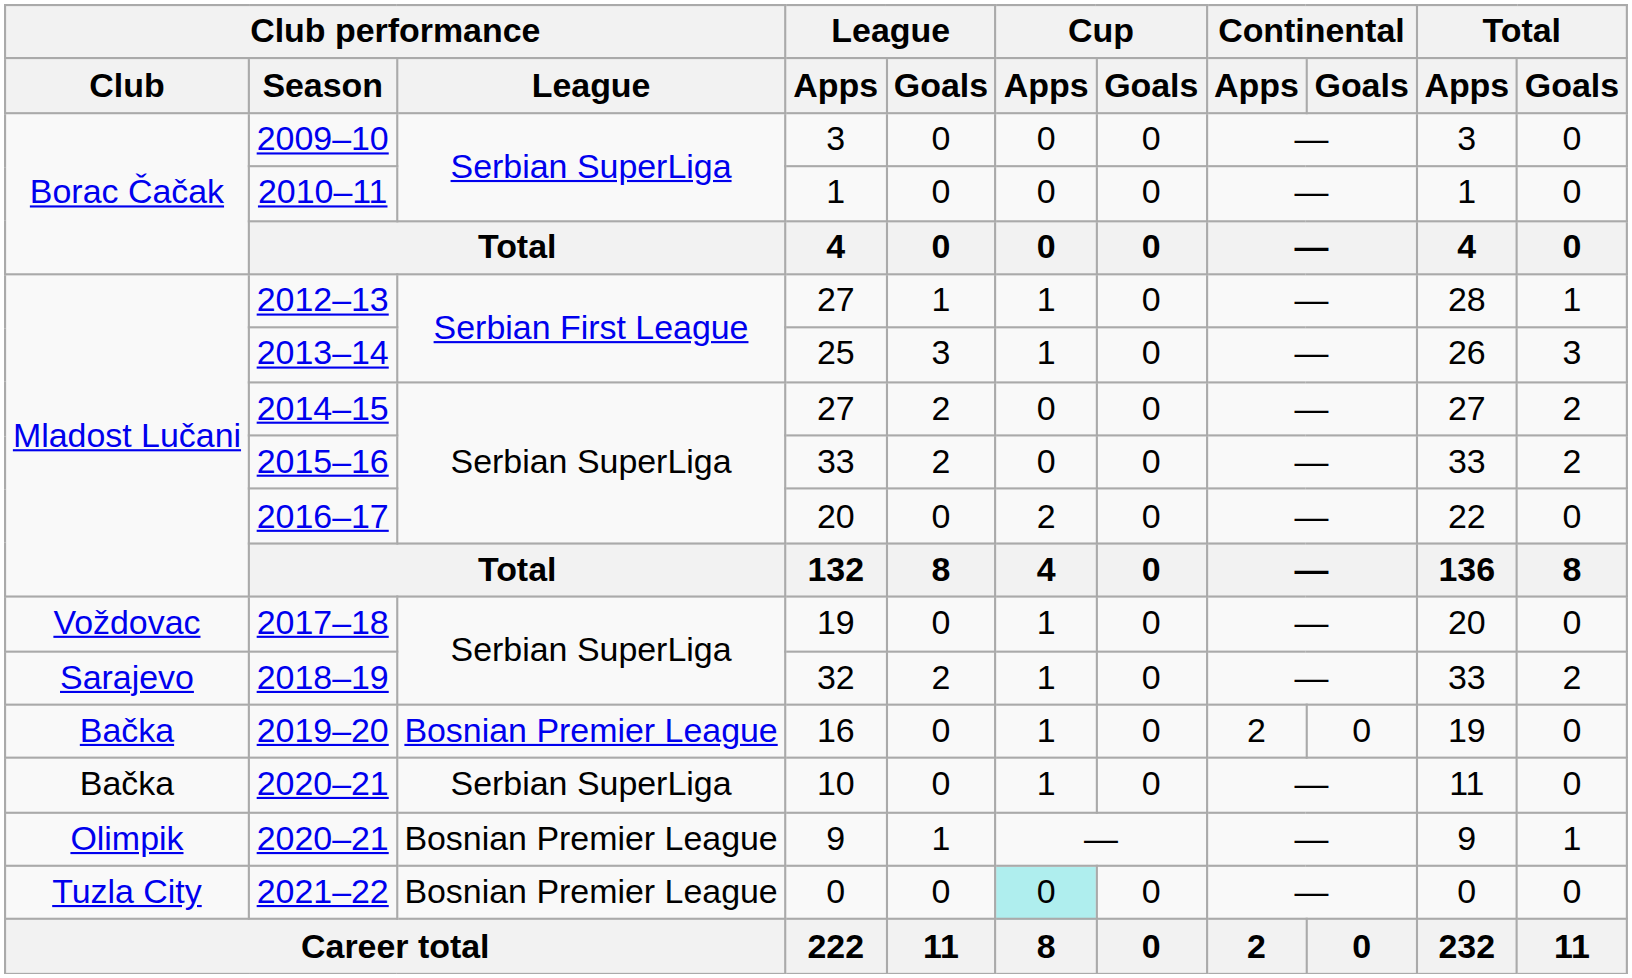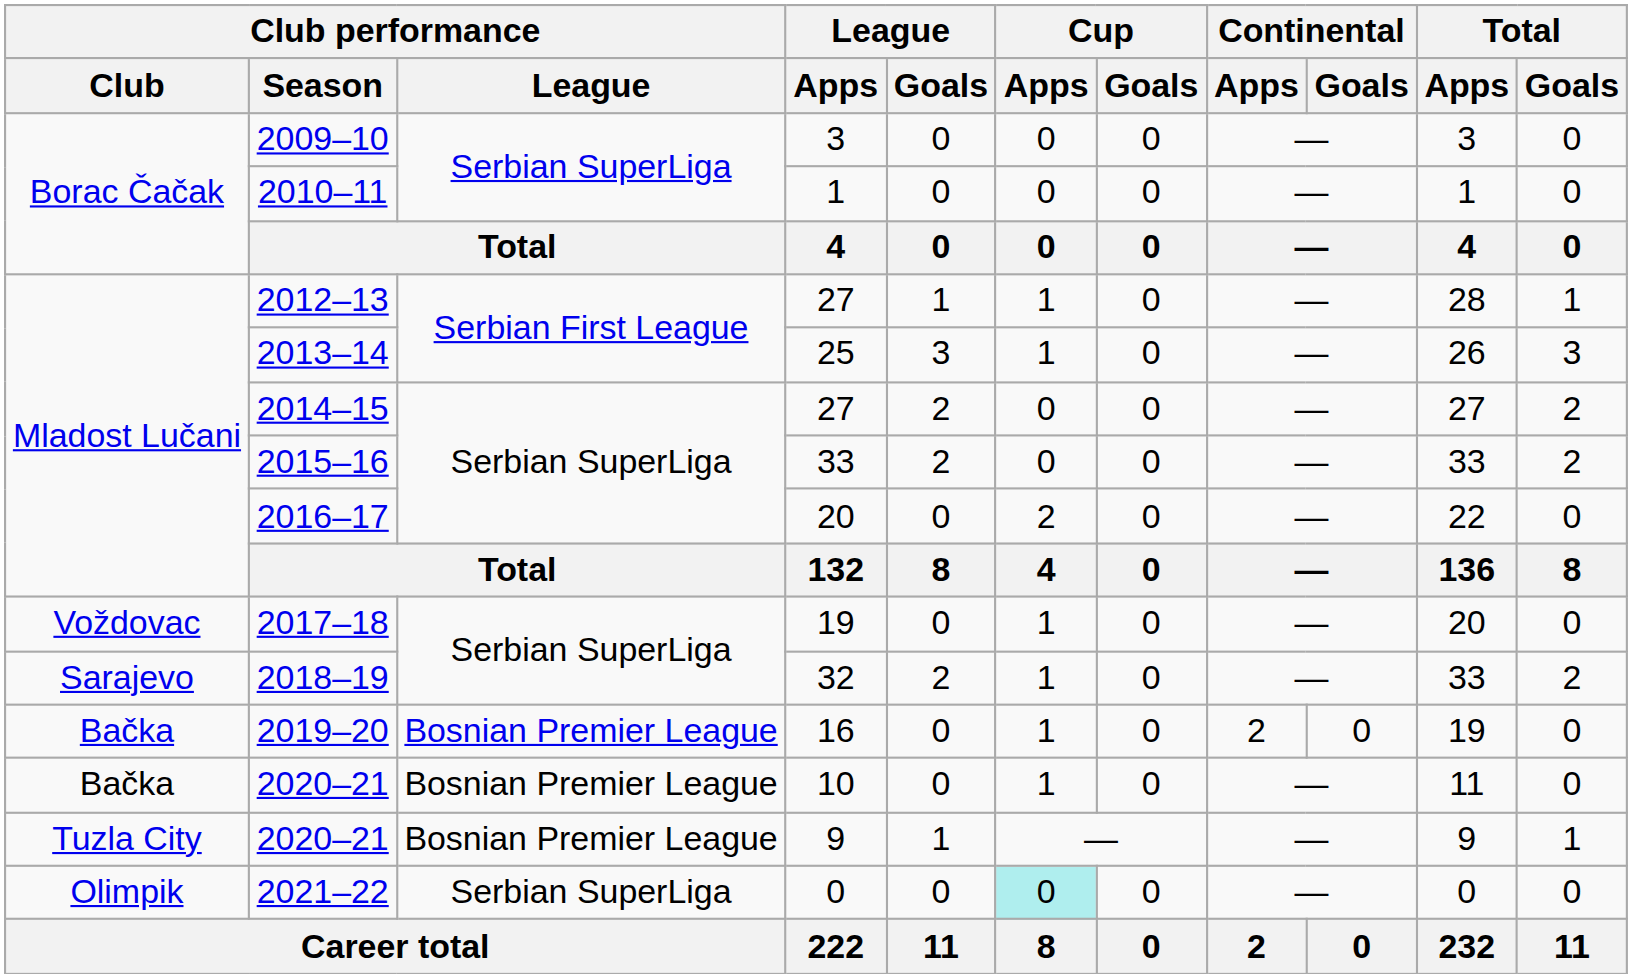(591, 784) Serbian SuperLiga -> (591, 784) Bosnian Premier League
(127, 838) Olimpik -> (127, 838) Tuzla City
(127, 892) Tuzla City -> (127, 892) Olimpik
(591, 892) Bosnian Premier League -> (591, 892) Serbian SuperLiga
